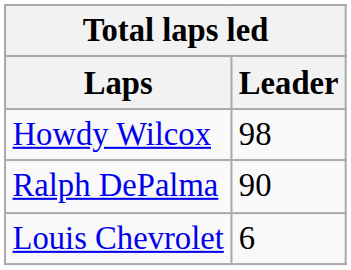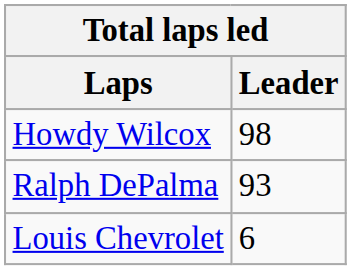(255, 185) 90 -> (255, 185) 93
